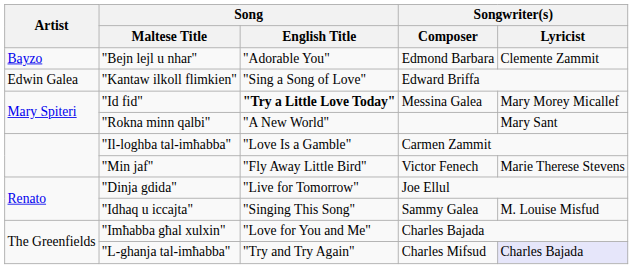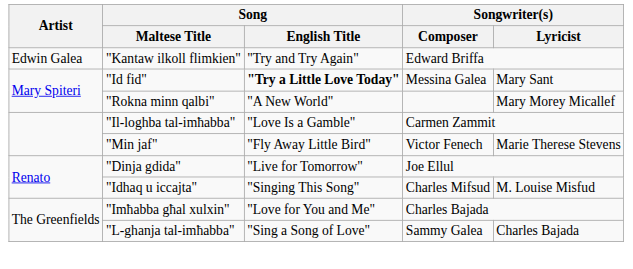- row: (149, 58)
(305, 79) "Sing a Song of Love" -> (303, 58) "Try and Try Again"
(560, 101) Mary Morey Micallef -> (525, 79) Mary Sant
(529, 123) Mary Sant -> (556, 101) Mary Morey Micallef
(440, 209) Sammy Galea -> (448, 187) Charles Mifsud
(299, 252) "Try and Try Again" -> (309, 230) "Sing a Song of Love"
(444, 252) Charles Mifsud -> (444, 230) Sammy Galea
(542, 252) lavender background -> (538, 230) no background
